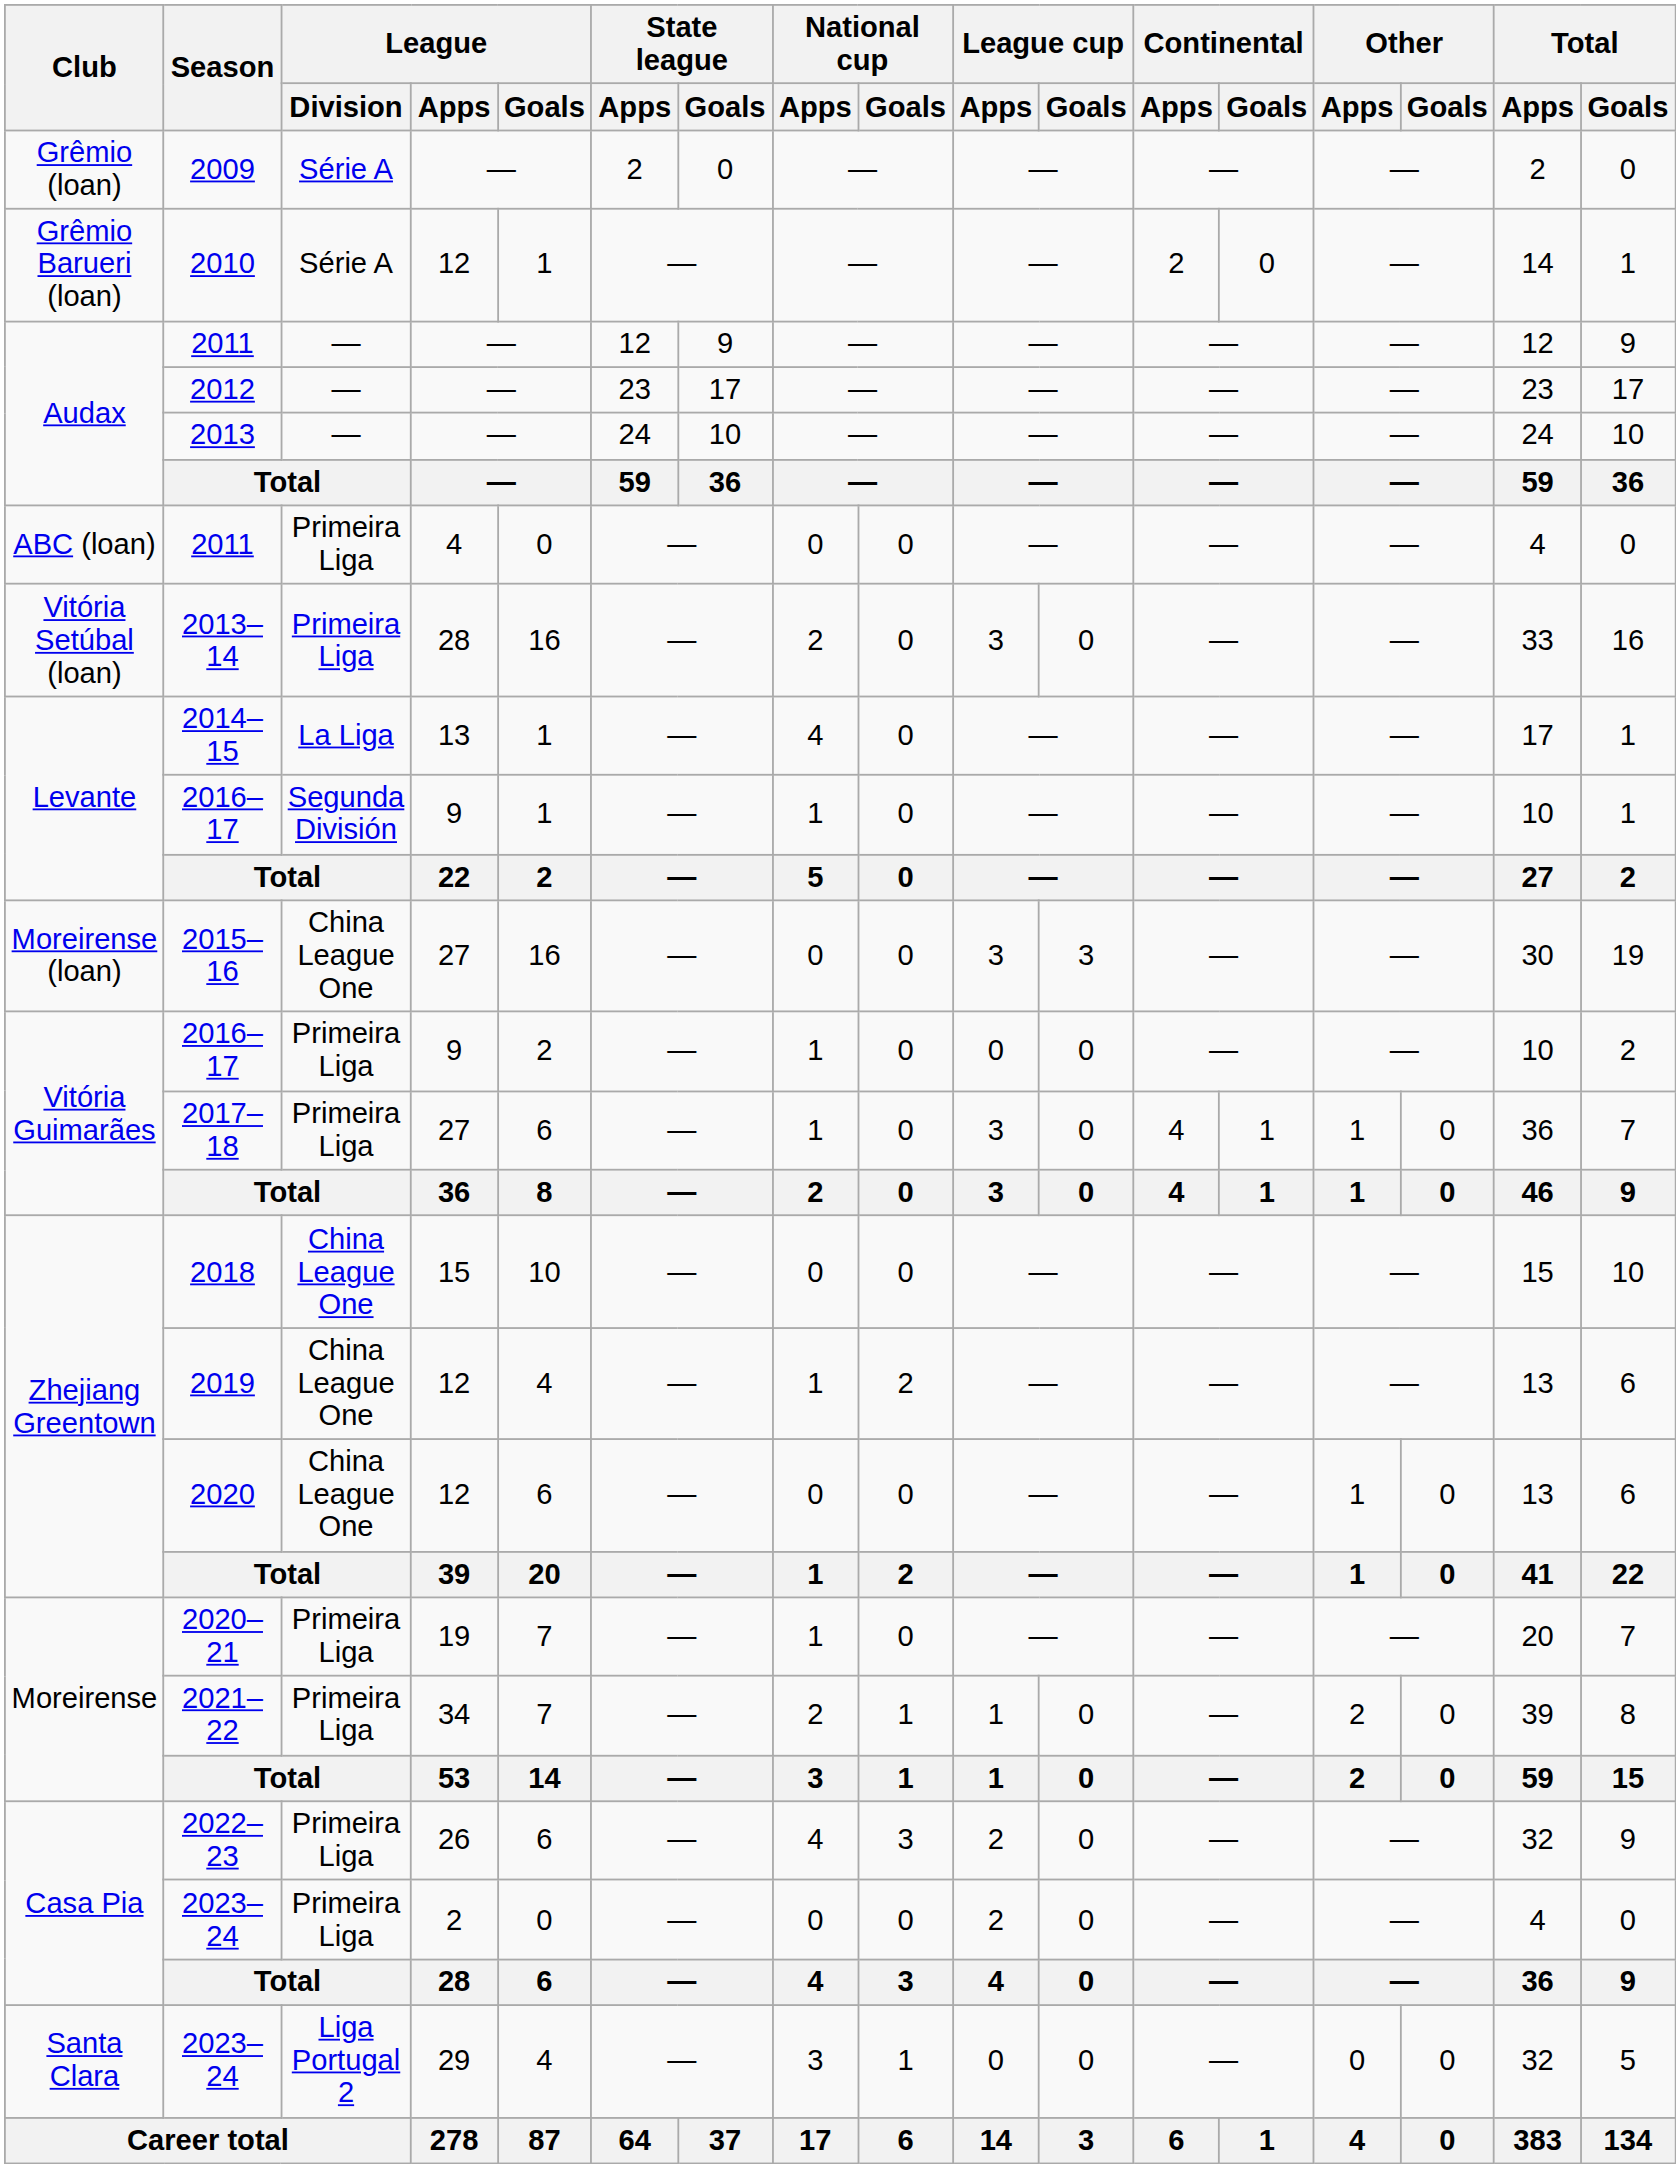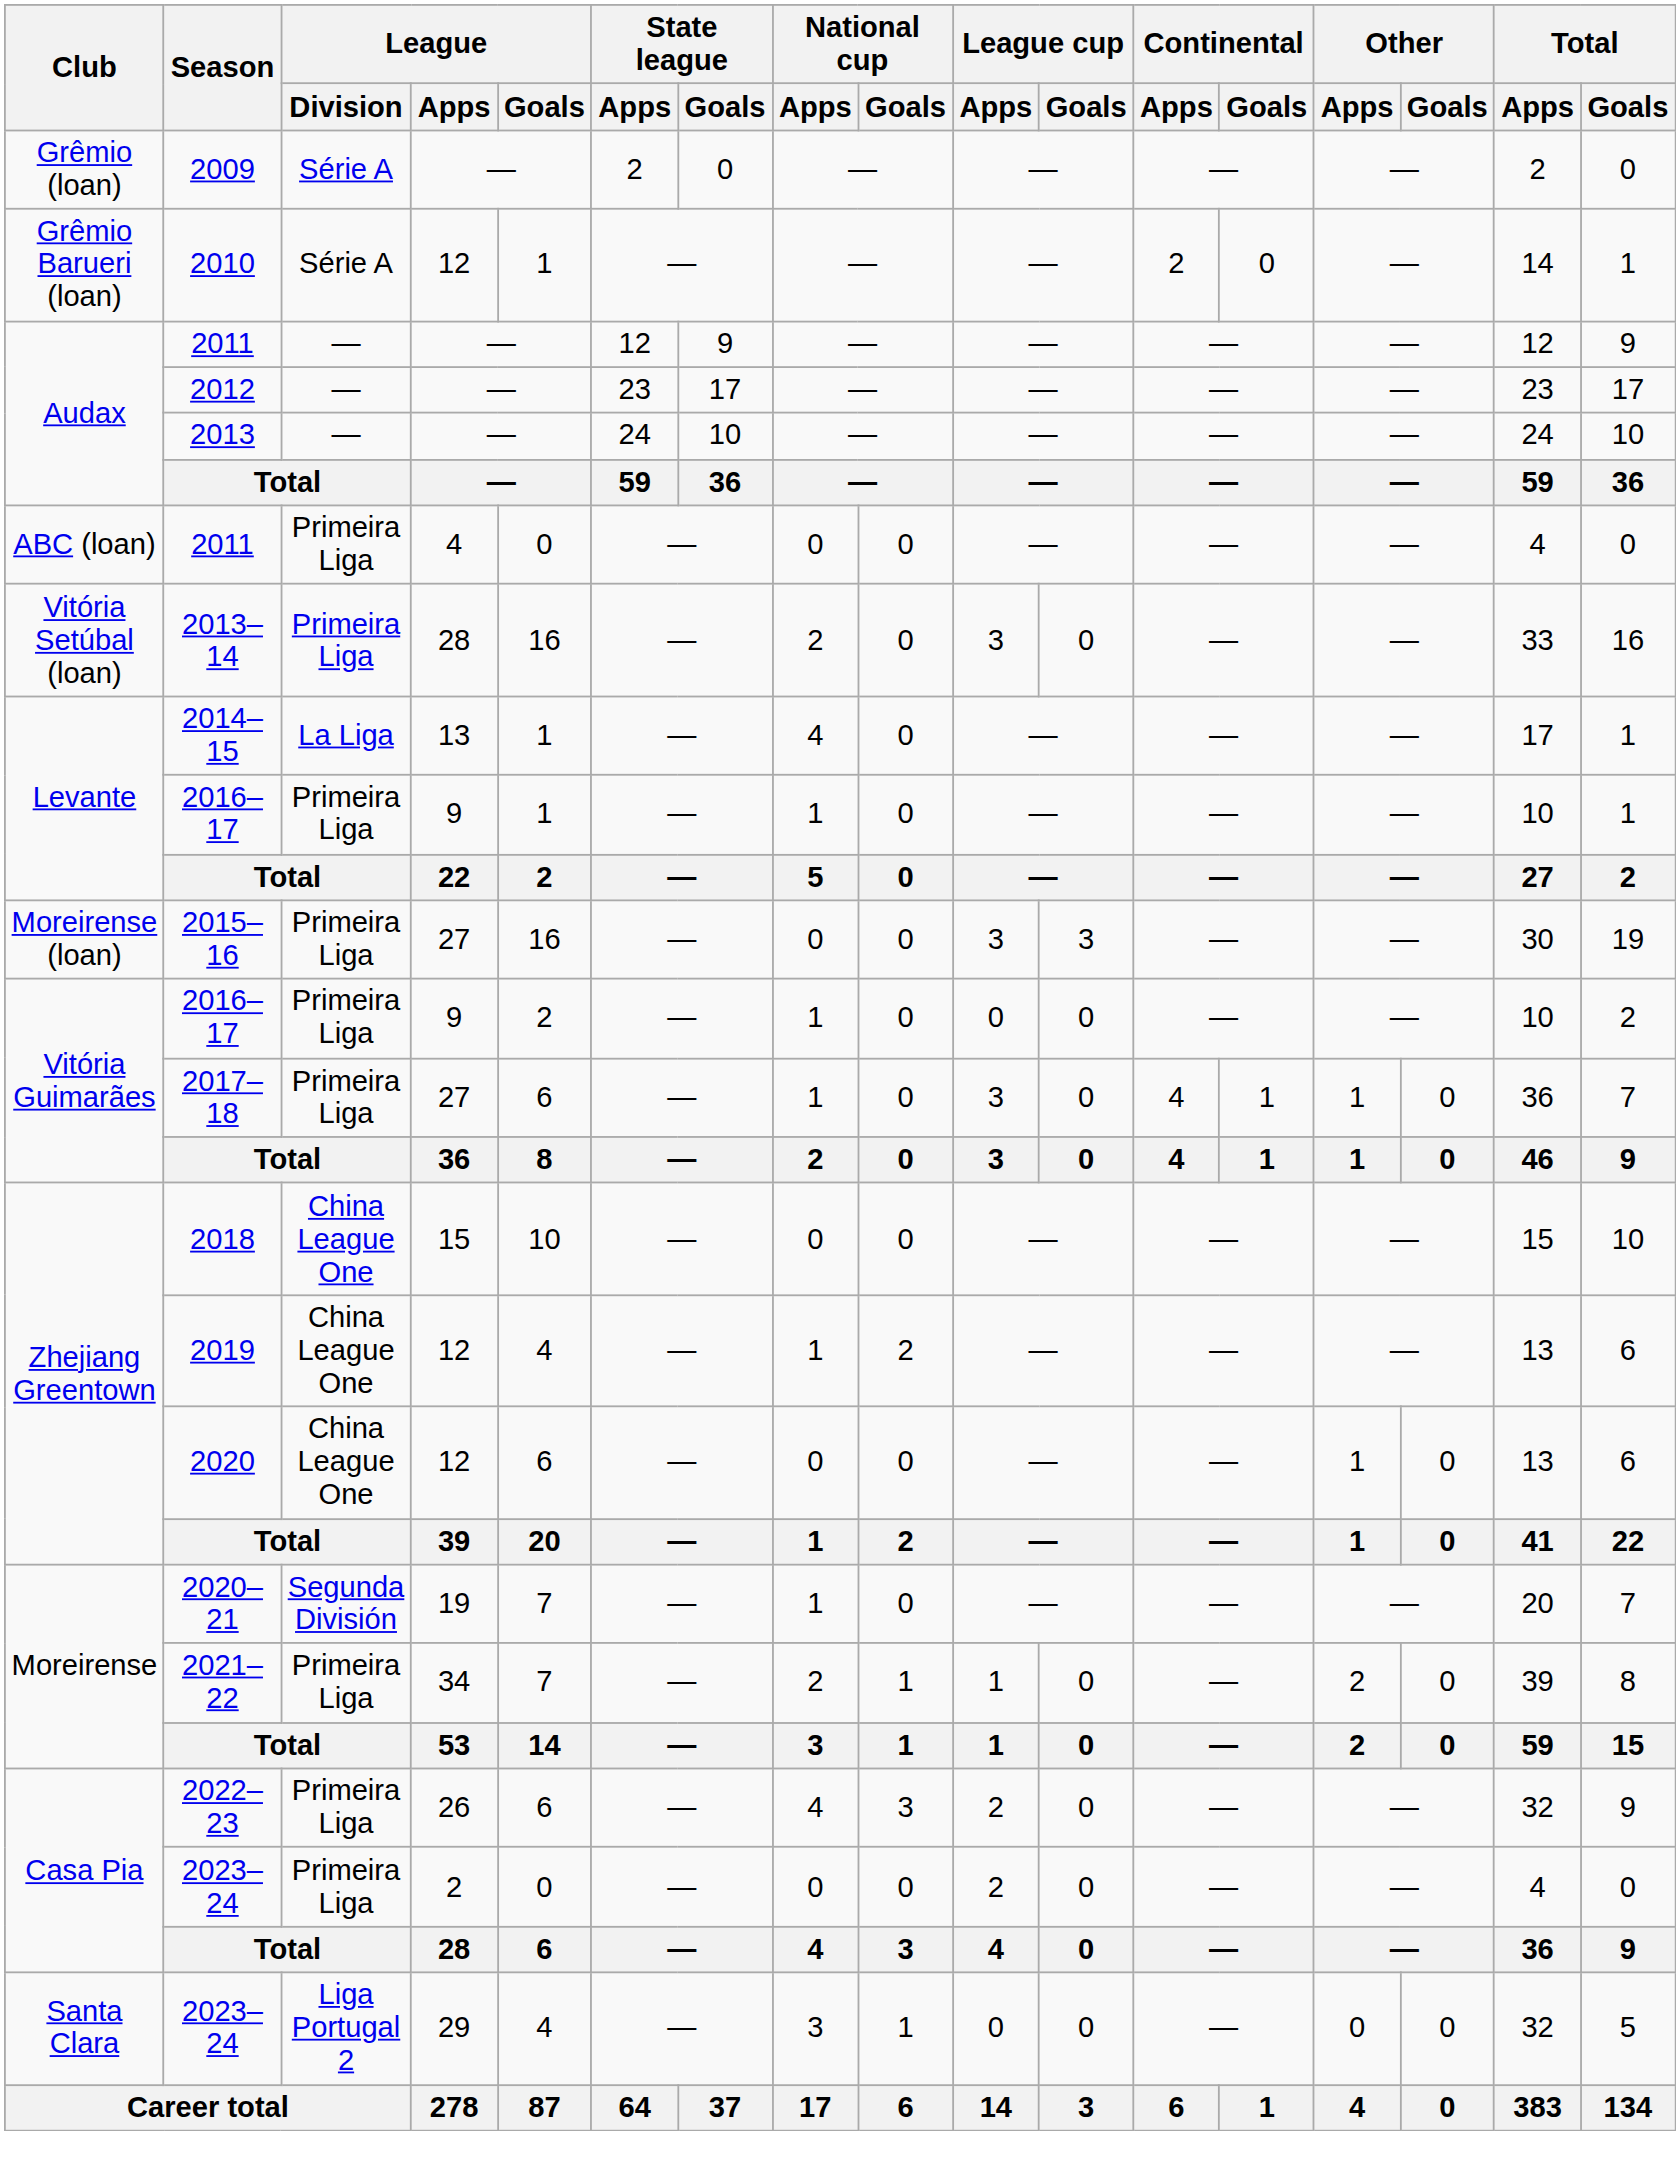(346, 814) Segunda División -> (346, 814) Primeira Liga
(346, 955) China League One -> (346, 939) Primeira Liga
(346, 1636) Primeira Liga -> (346, 1603) Segunda División
